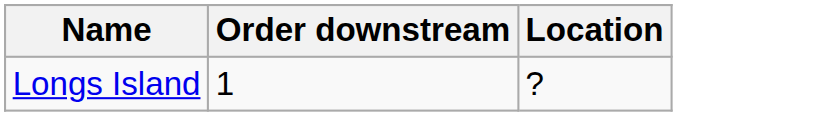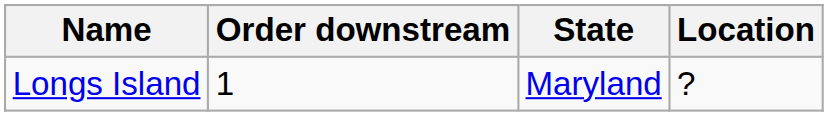+ column: (594, 30)
